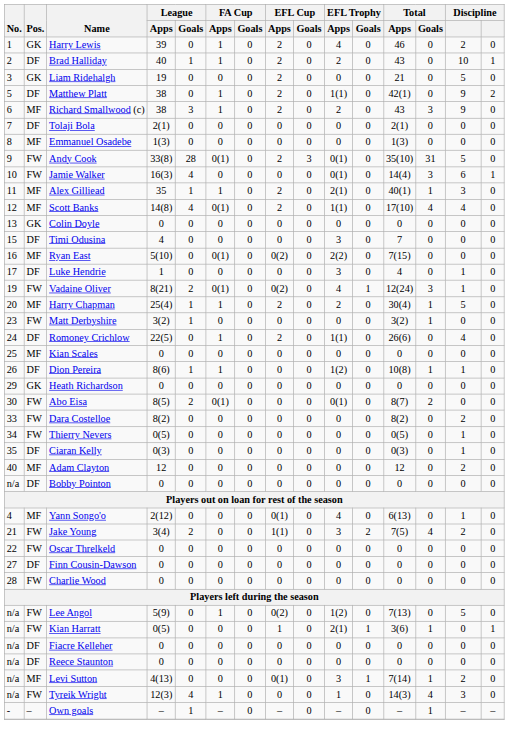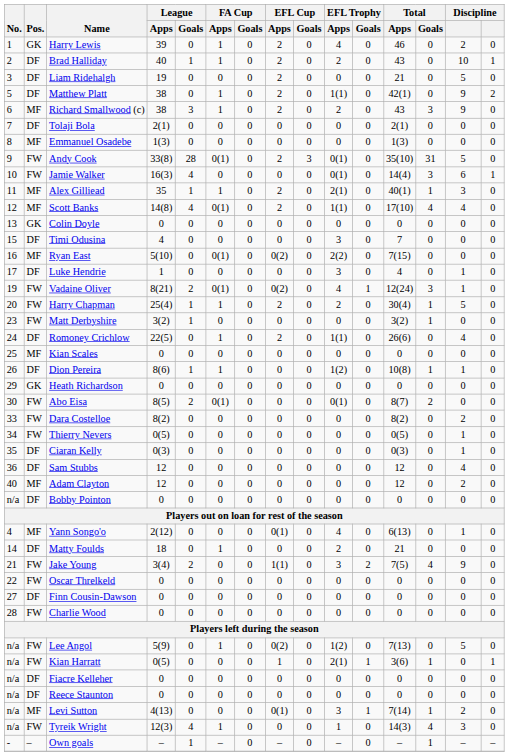(34, 77) GK -> (33, 77) DF
(34, 304) MF -> (34, 304) FW
+ row: (73, 467)
+ row: (77, 548)
(463, 532) 2 -> (463, 564) 9
